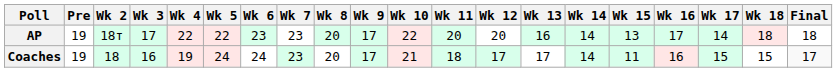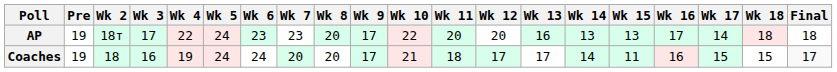(222, 36) 22 -> (222, 36) 24
(587, 36) 14 -> (587, 36) 13
(295, 56) 23 -> (295, 56) 20
